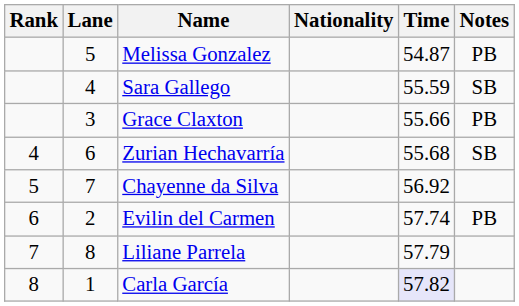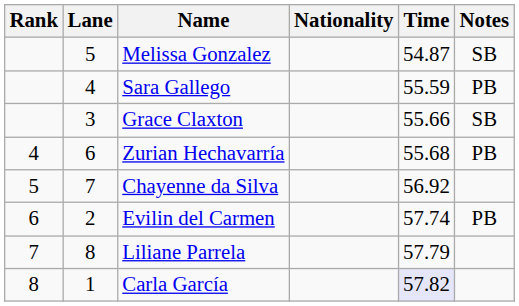(484, 53) PB -> (484, 53) SB
(484, 86) SB -> (484, 86) PB
(484, 119) PB -> (484, 119) SB
(484, 152) SB -> (484, 152) PB
